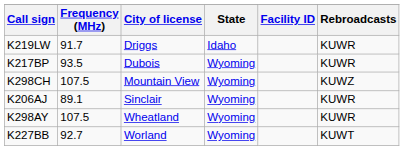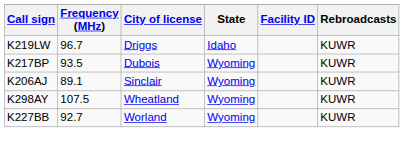(72, 44) 91.7 -> (72, 44) 96.7
- row: (29, 81)
(337, 136) KUWT -> (338, 117) KUWR
